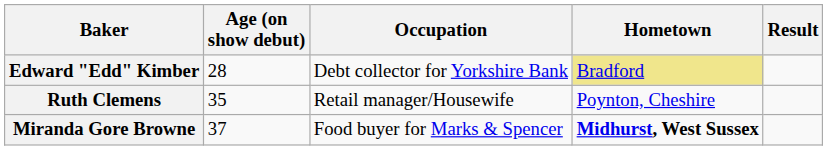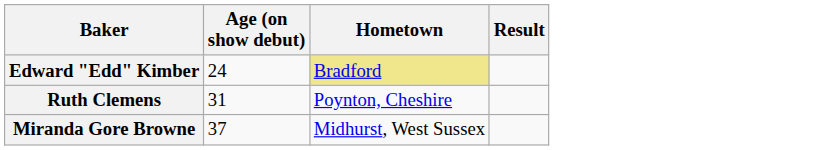- column: (441, 29)
(217, 70) 28 -> (217, 70) 24
(217, 99) 35 -> (217, 99) 31
(668, 129) bold -> (399, 129) normal
